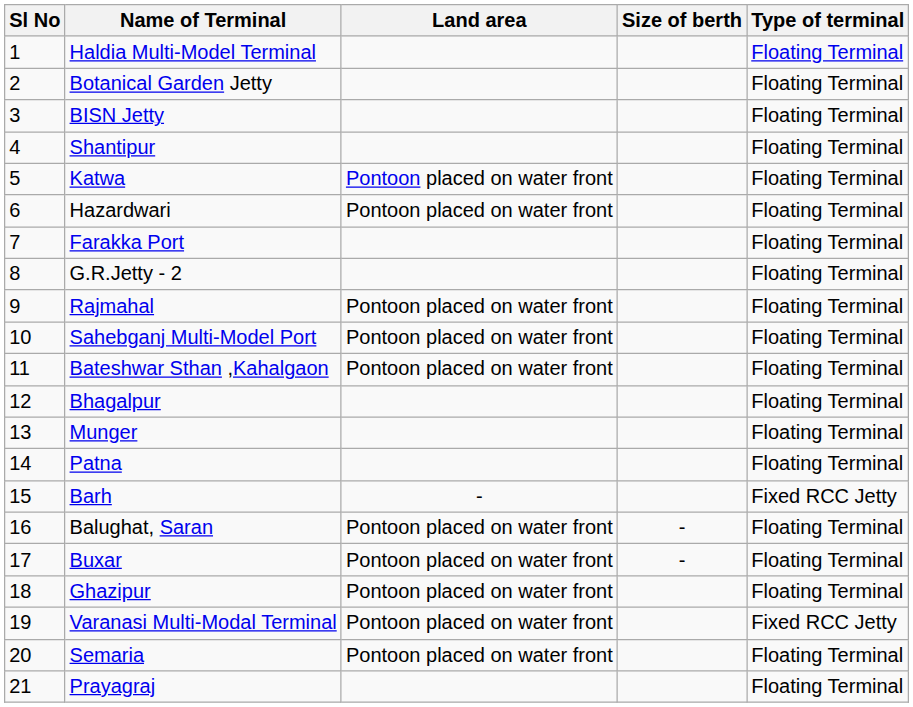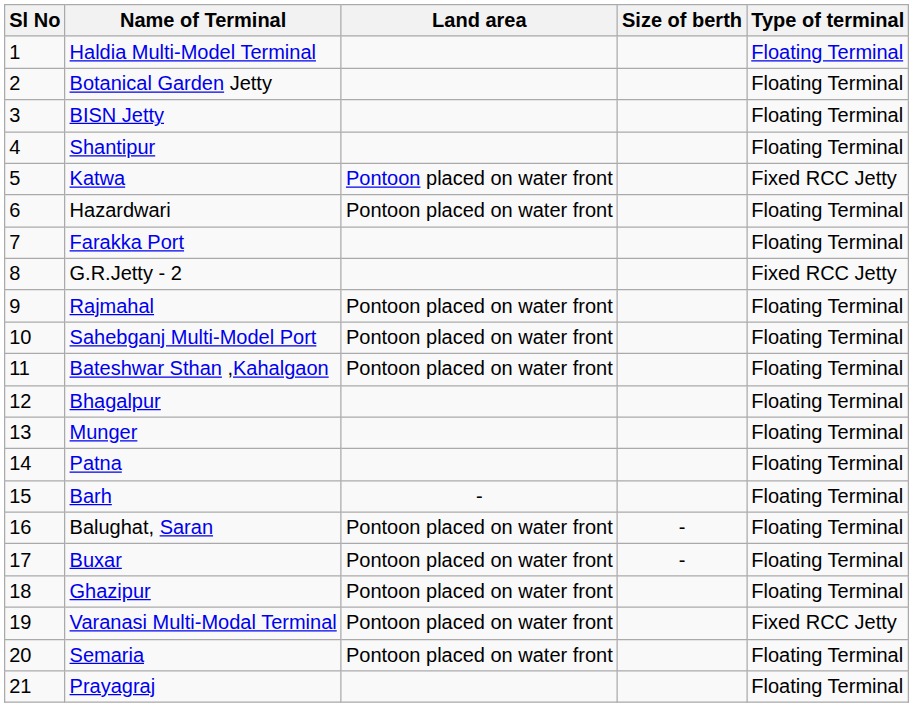(827, 178) Floating Terminal -> (824, 178) Fixed RCC Jetty
(827, 274) Floating Terminal -> (824, 274) Fixed RCC Jetty
(824, 496) Fixed RCC Jetty -> (827, 496) Floating Terminal
